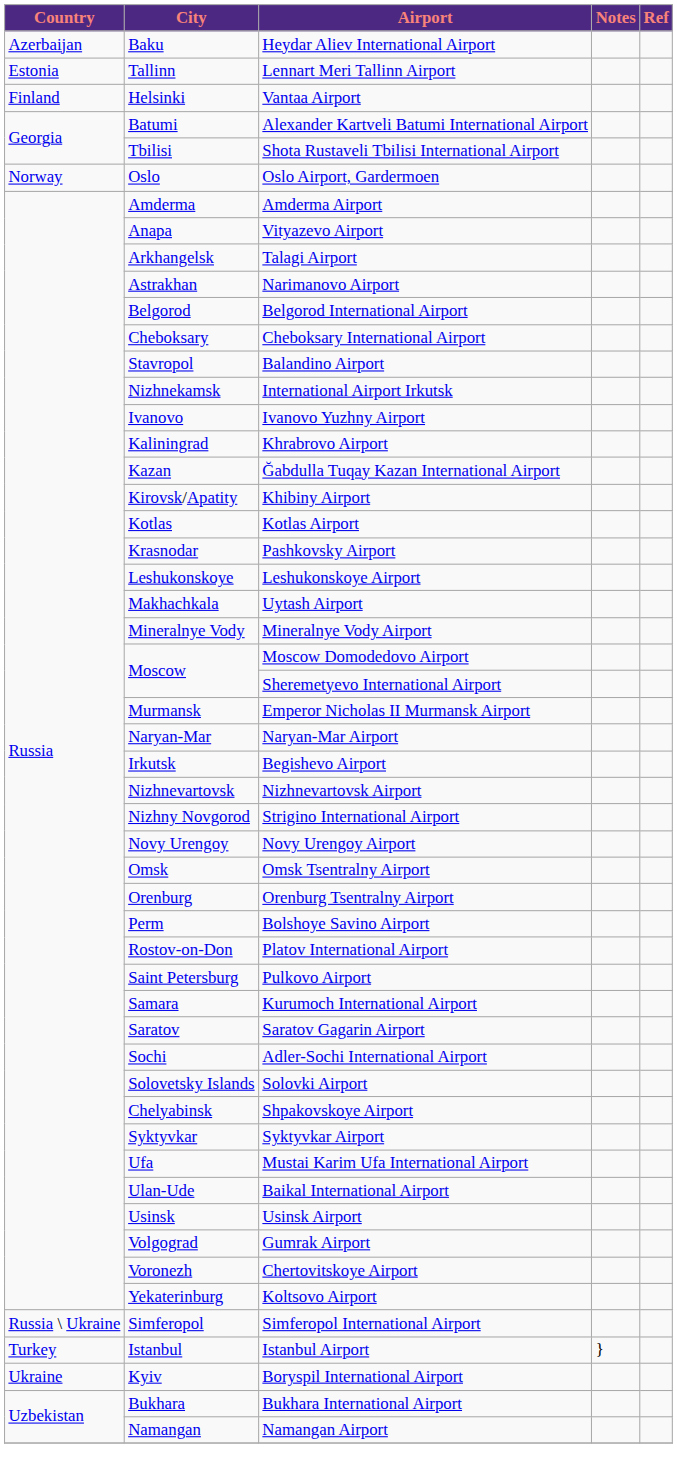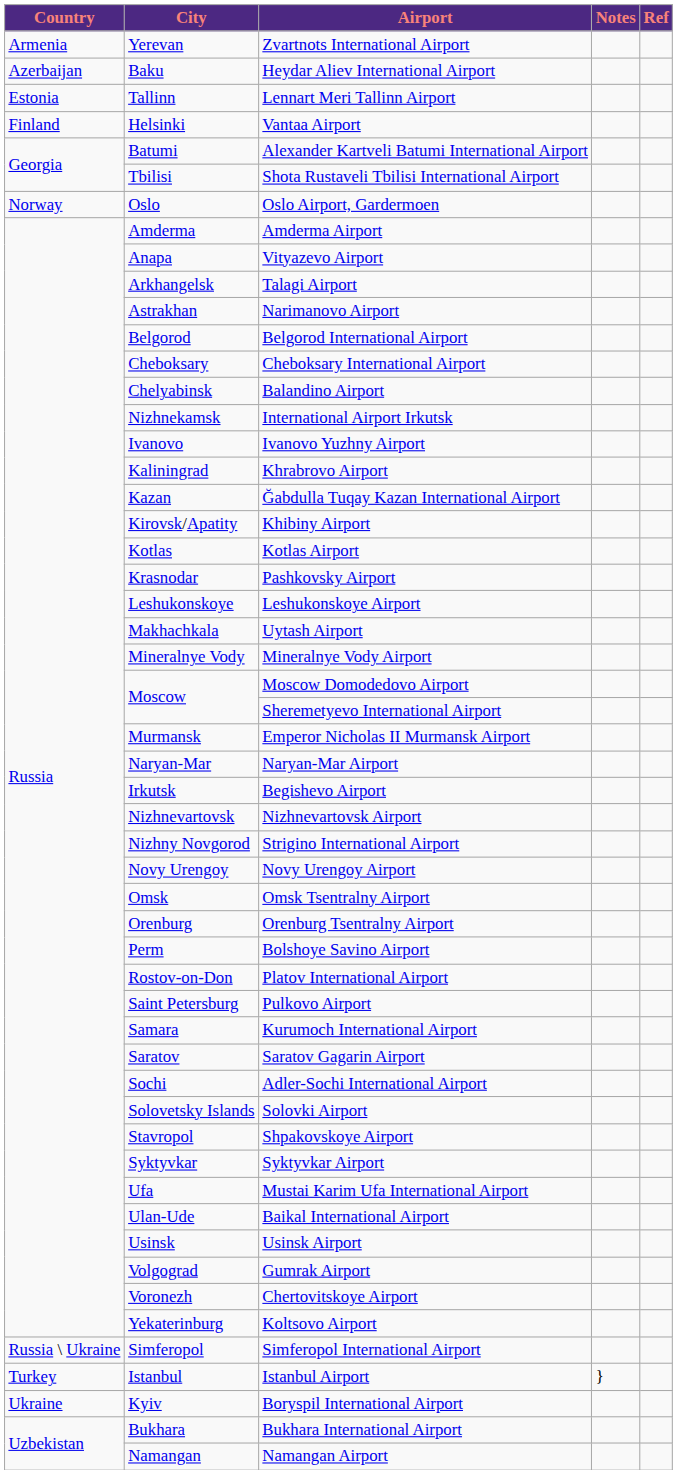+ row: (366, 44)
(161, 364) Stavropol -> (170, 390) Chelyabinsk
(170, 1110) Chelyabinsk -> (161, 1136) Stavropol
